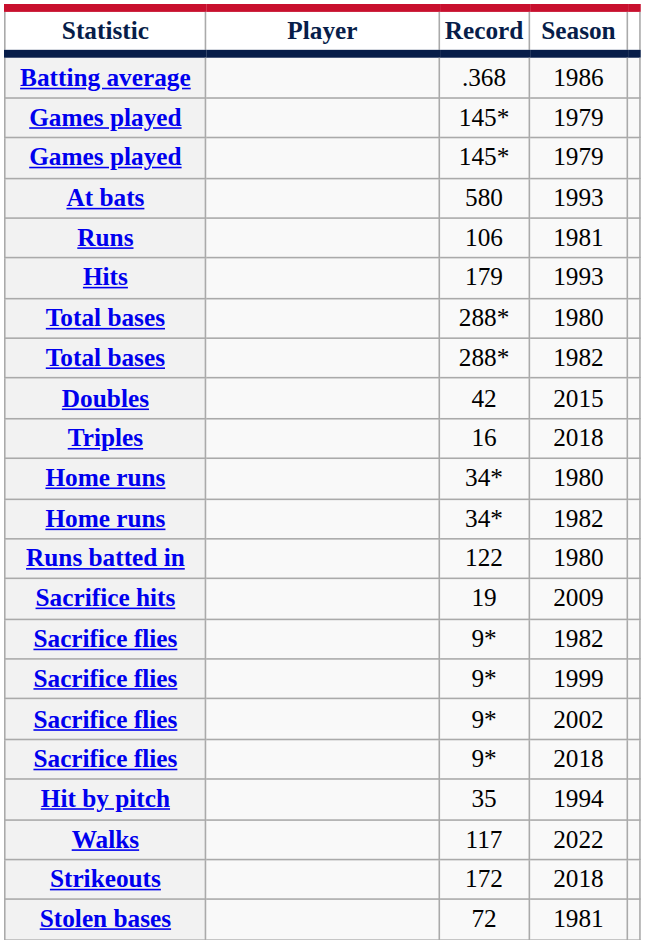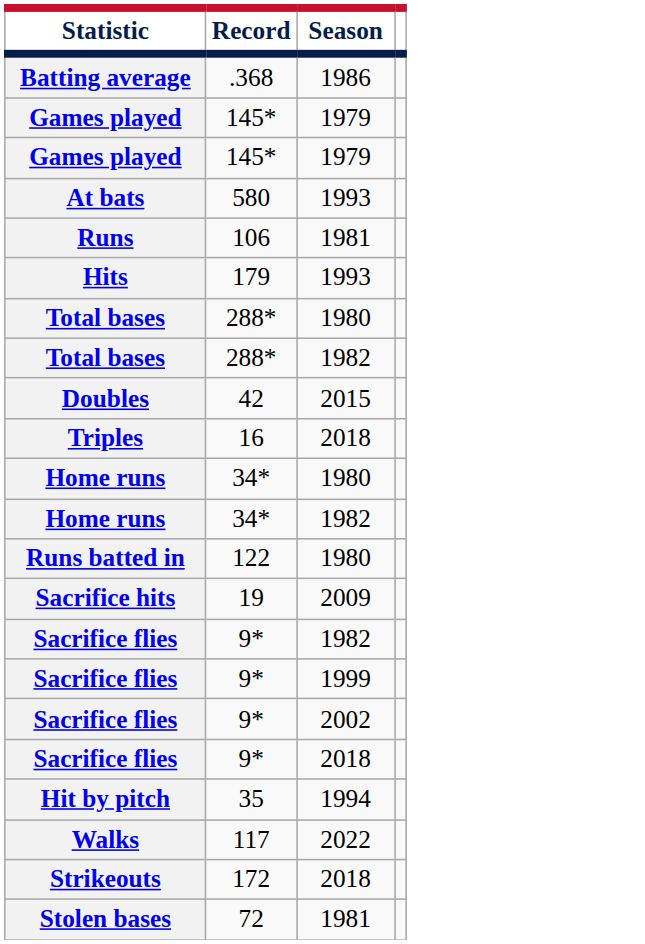- column: (322, 30)
